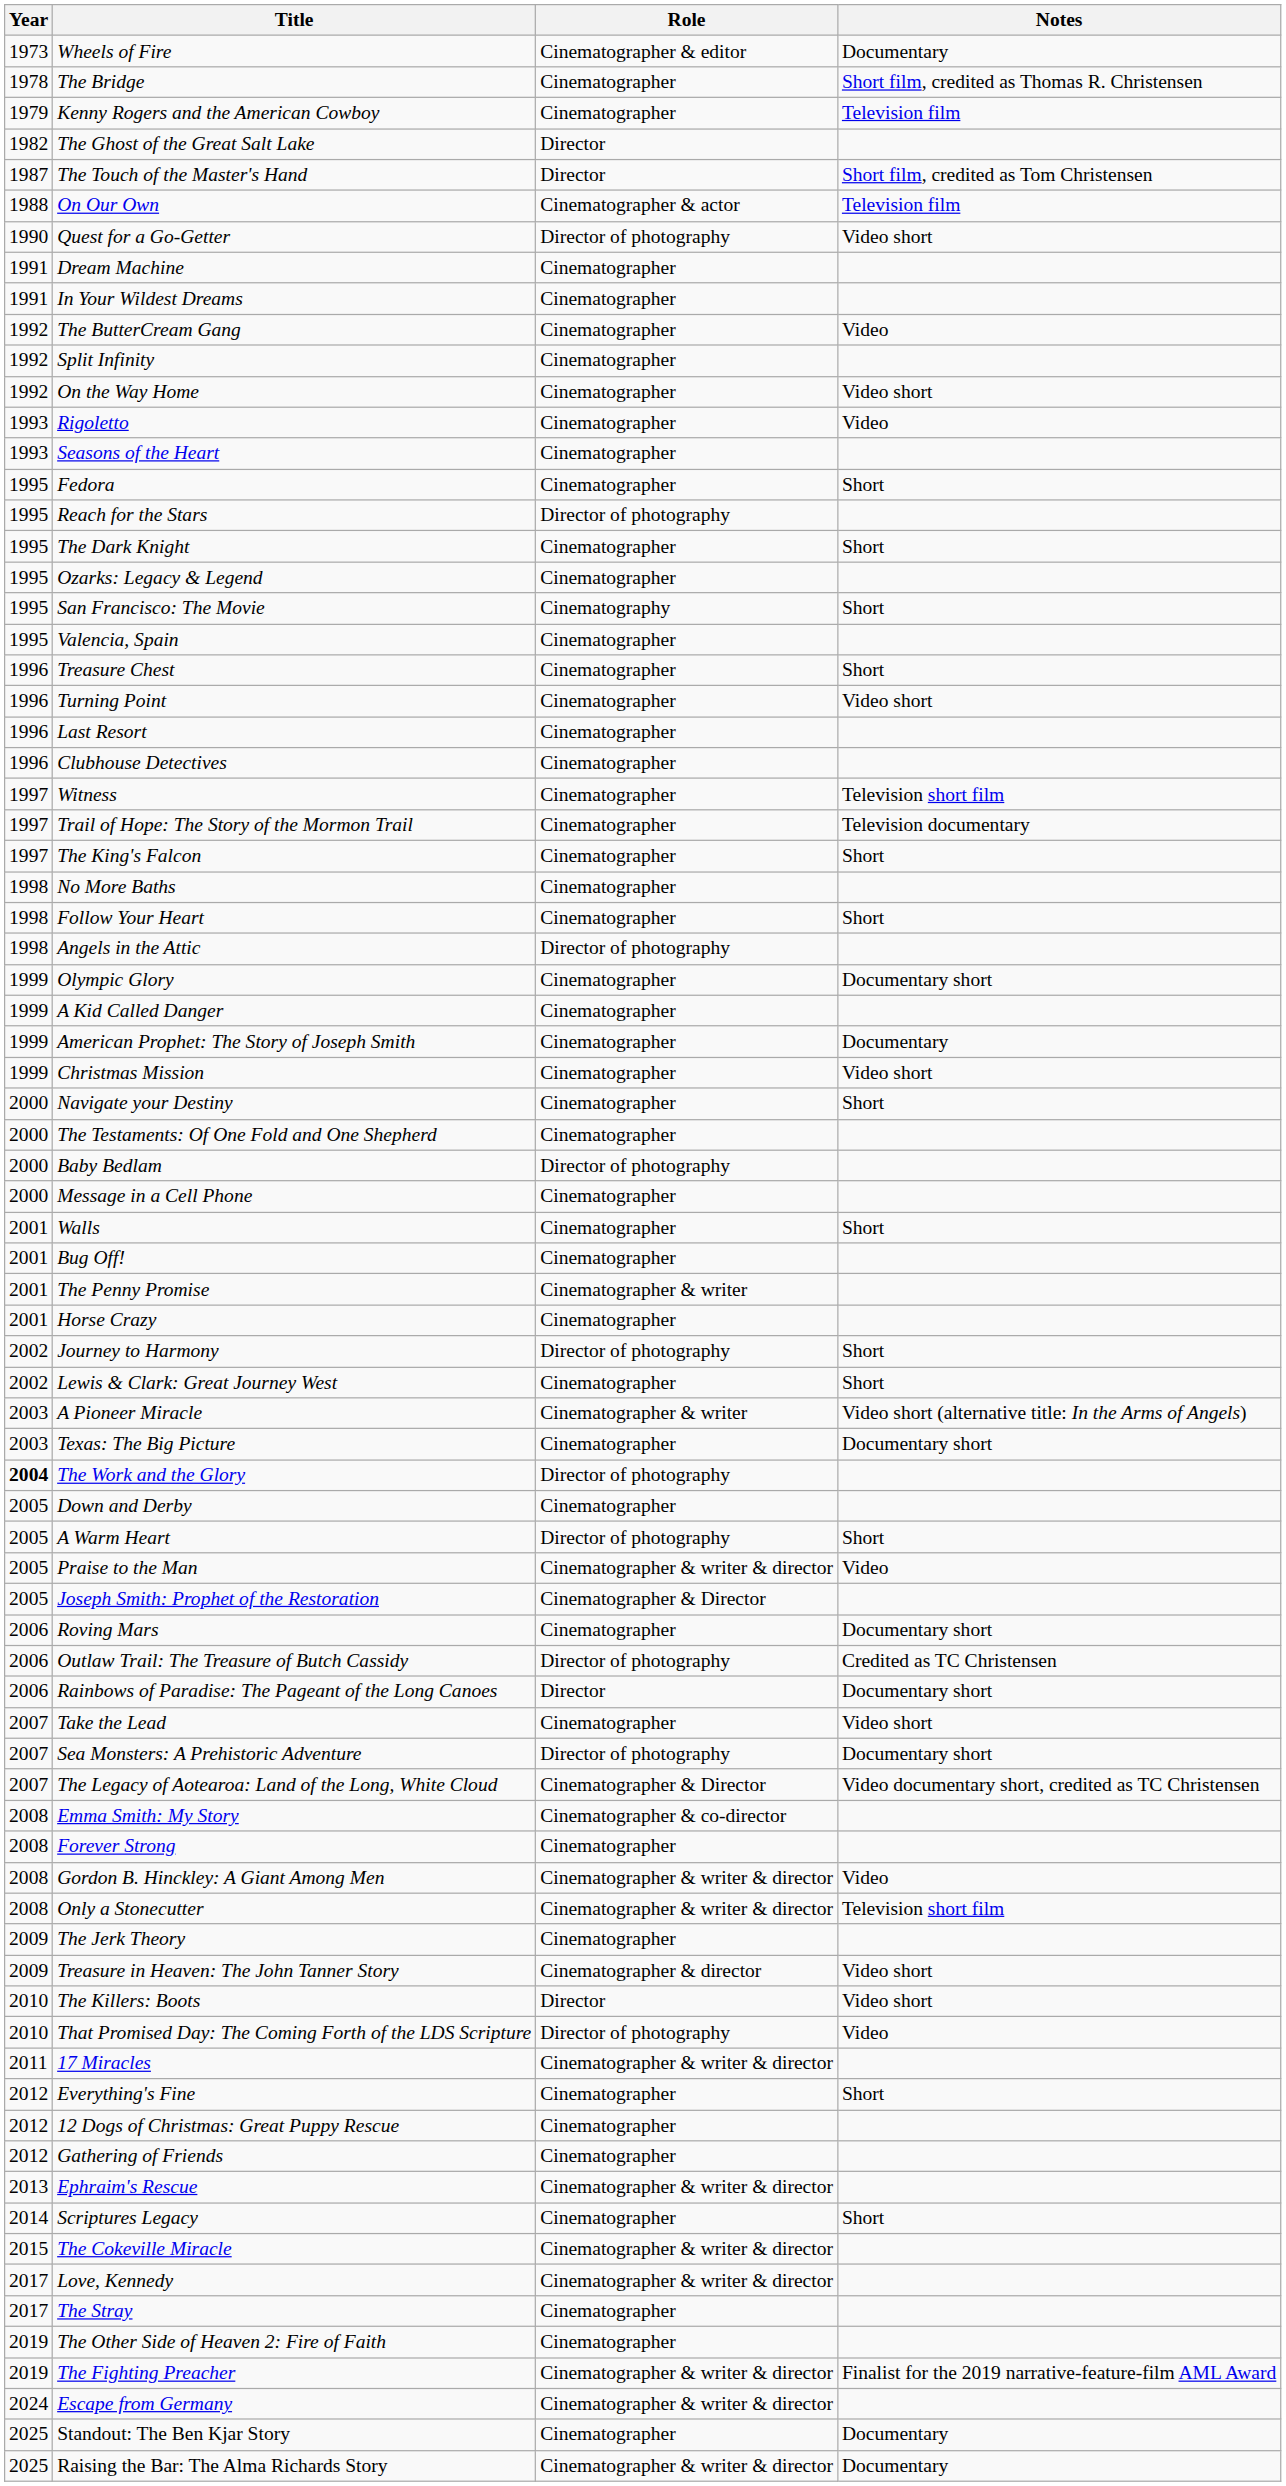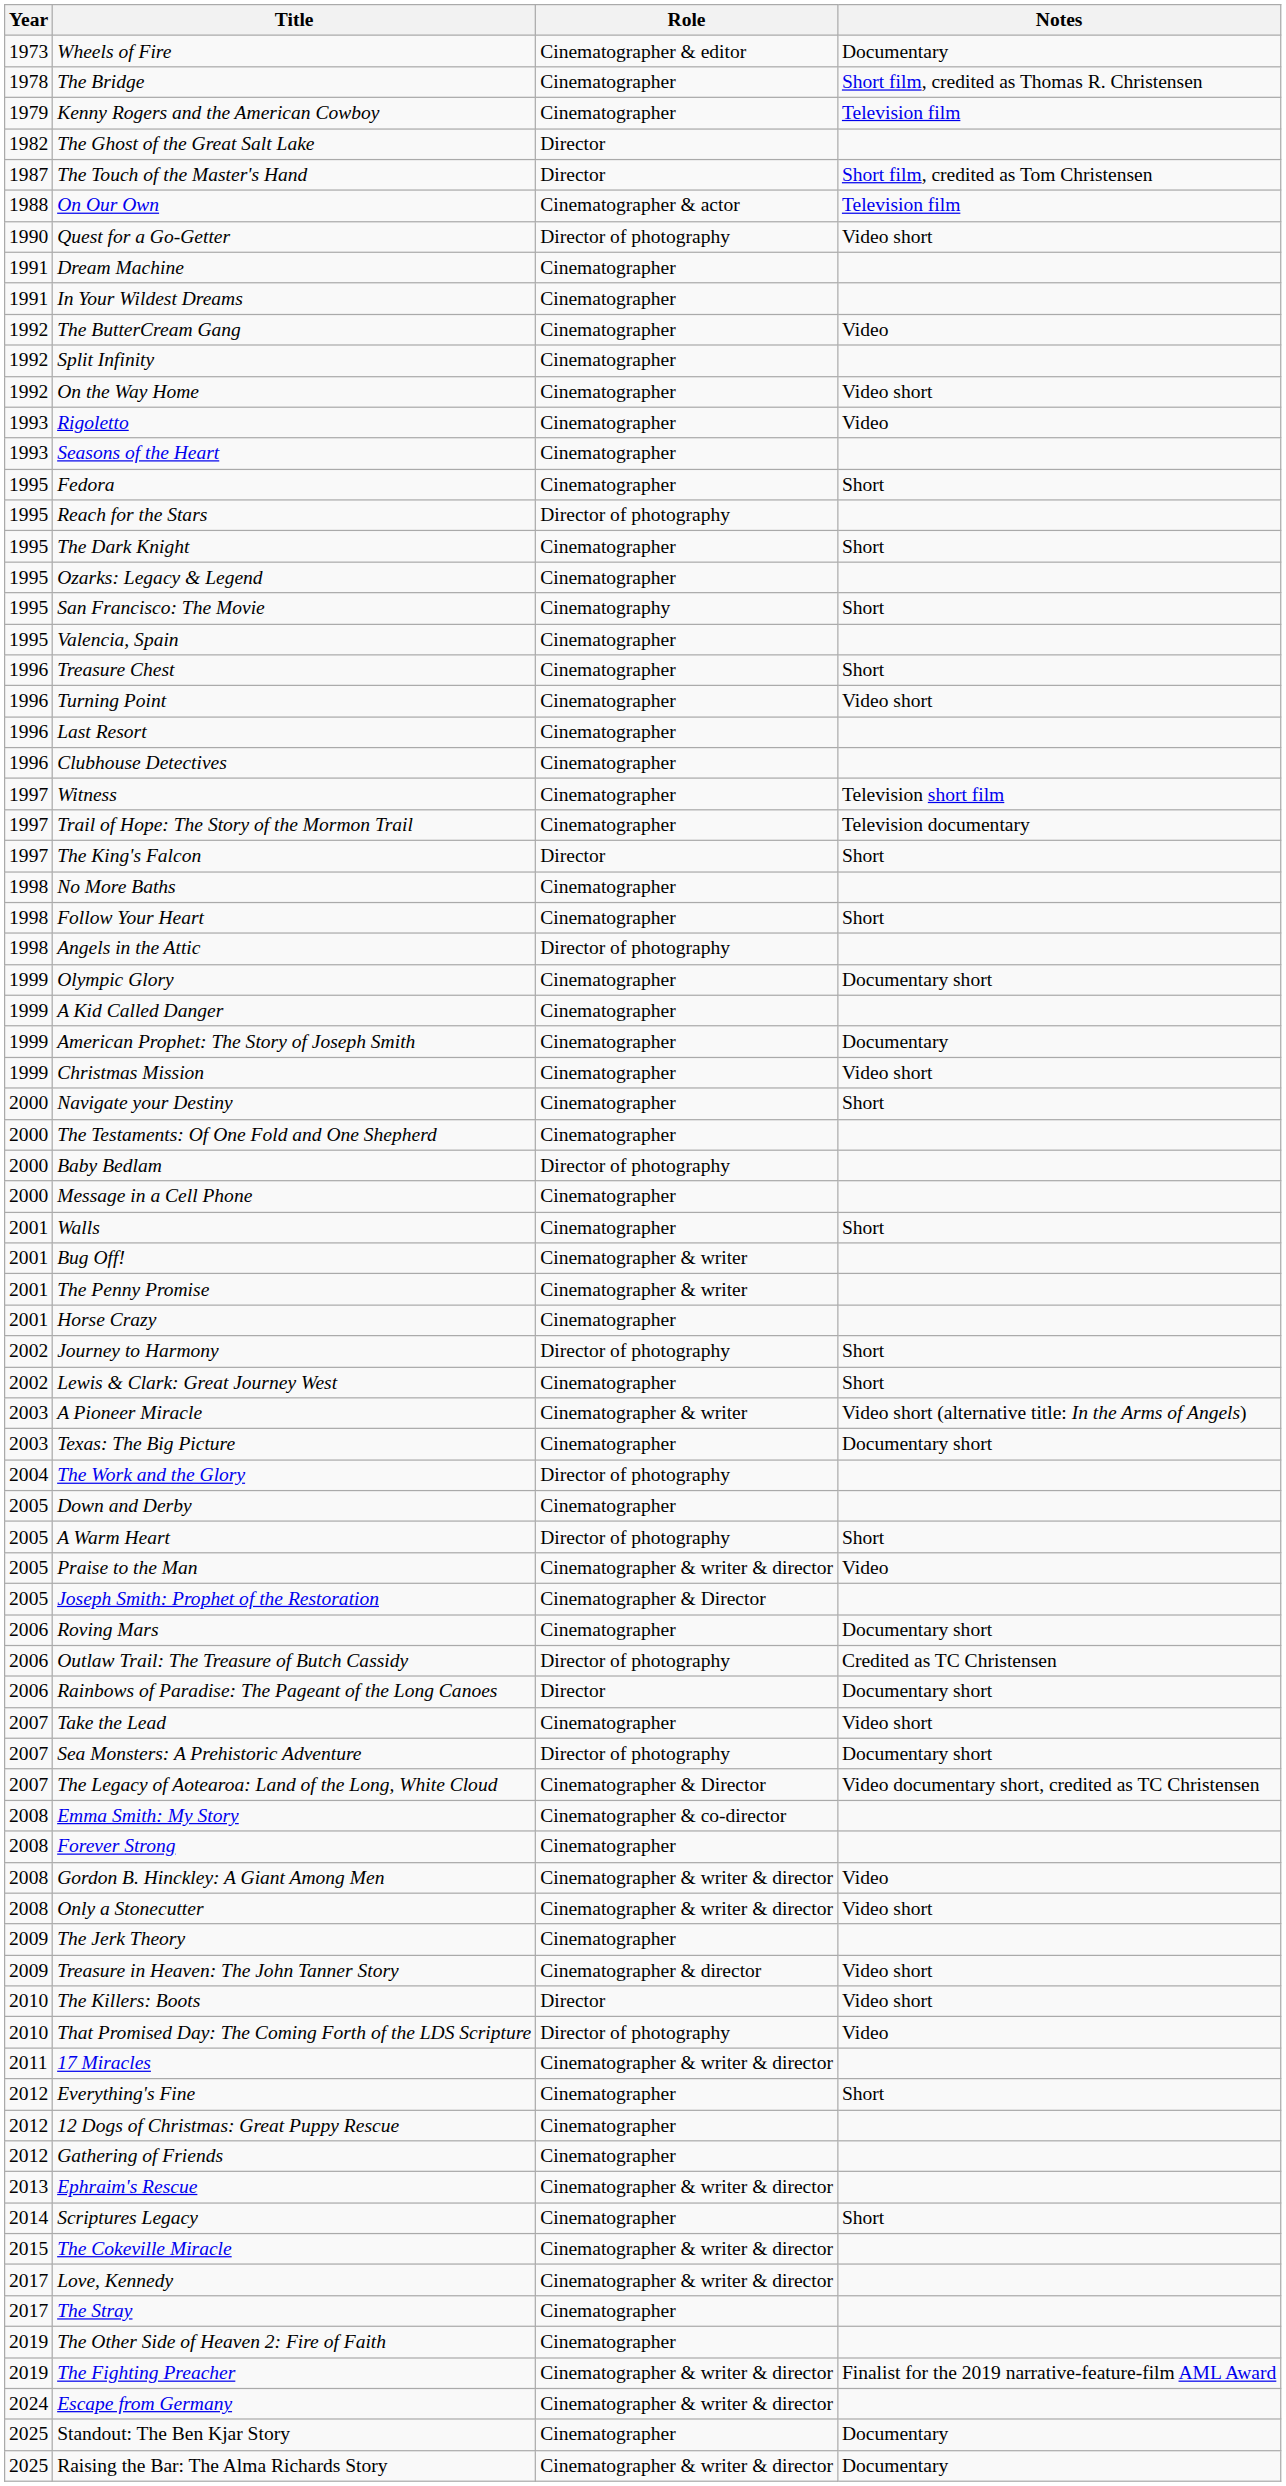(608, 855) Cinematographer -> (573, 855) Director
(608, 1258) Cinematographer -> (644, 1258) Cinematographer & writer
(29, 1474) bold -> (29, 1474) normal
(923, 1908) Television short film -> (887, 1908) Video short
